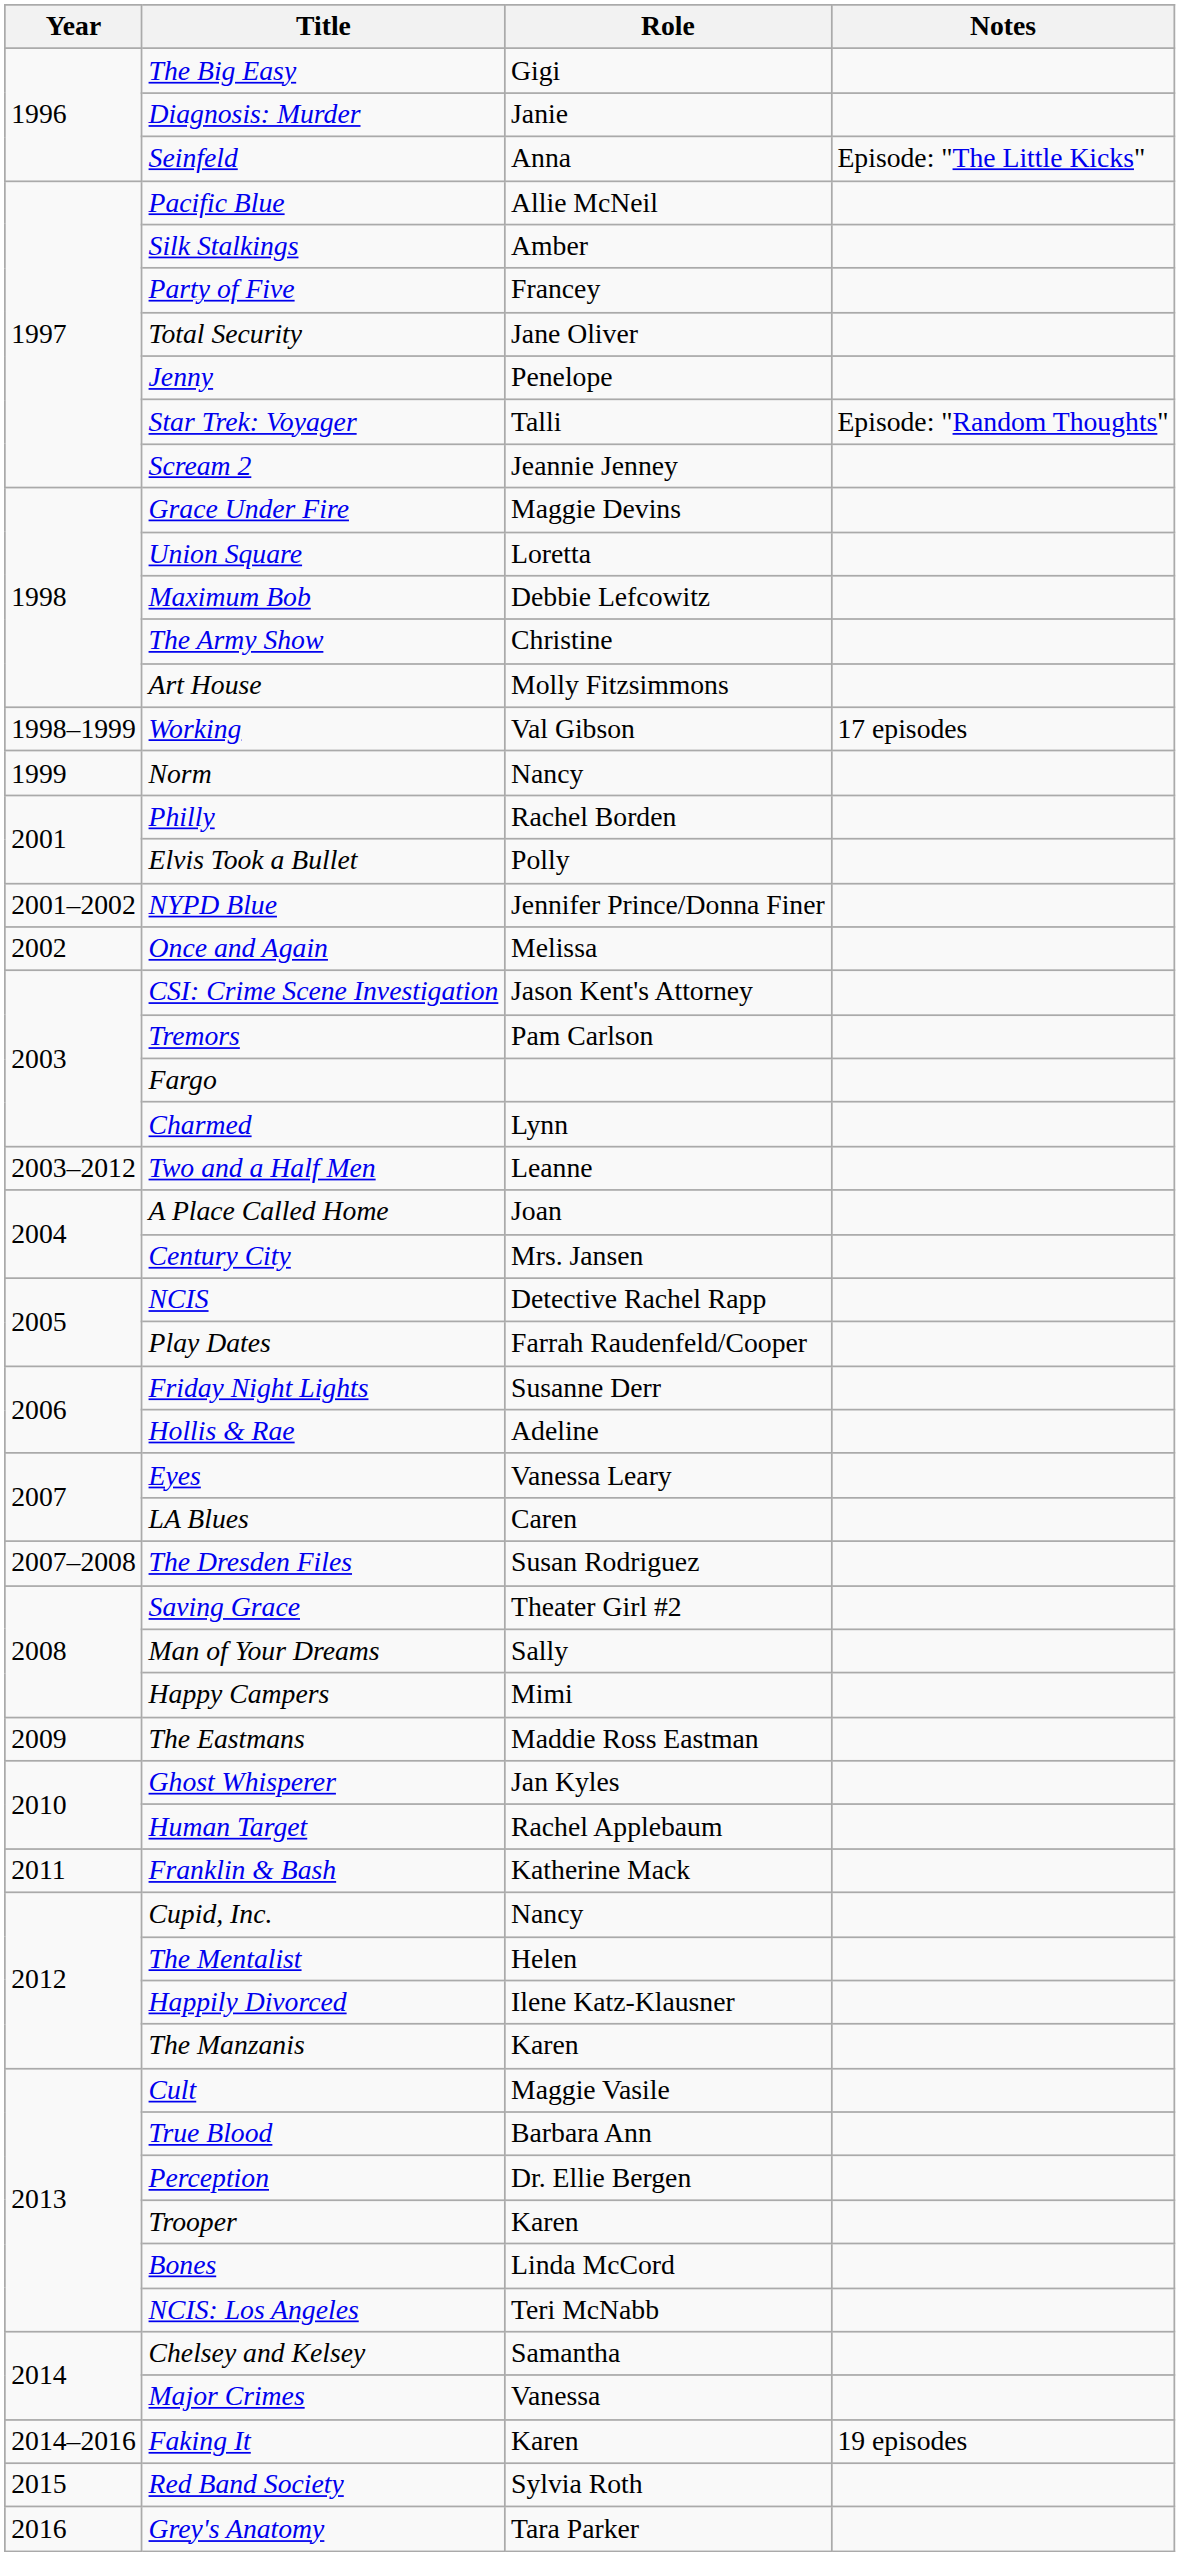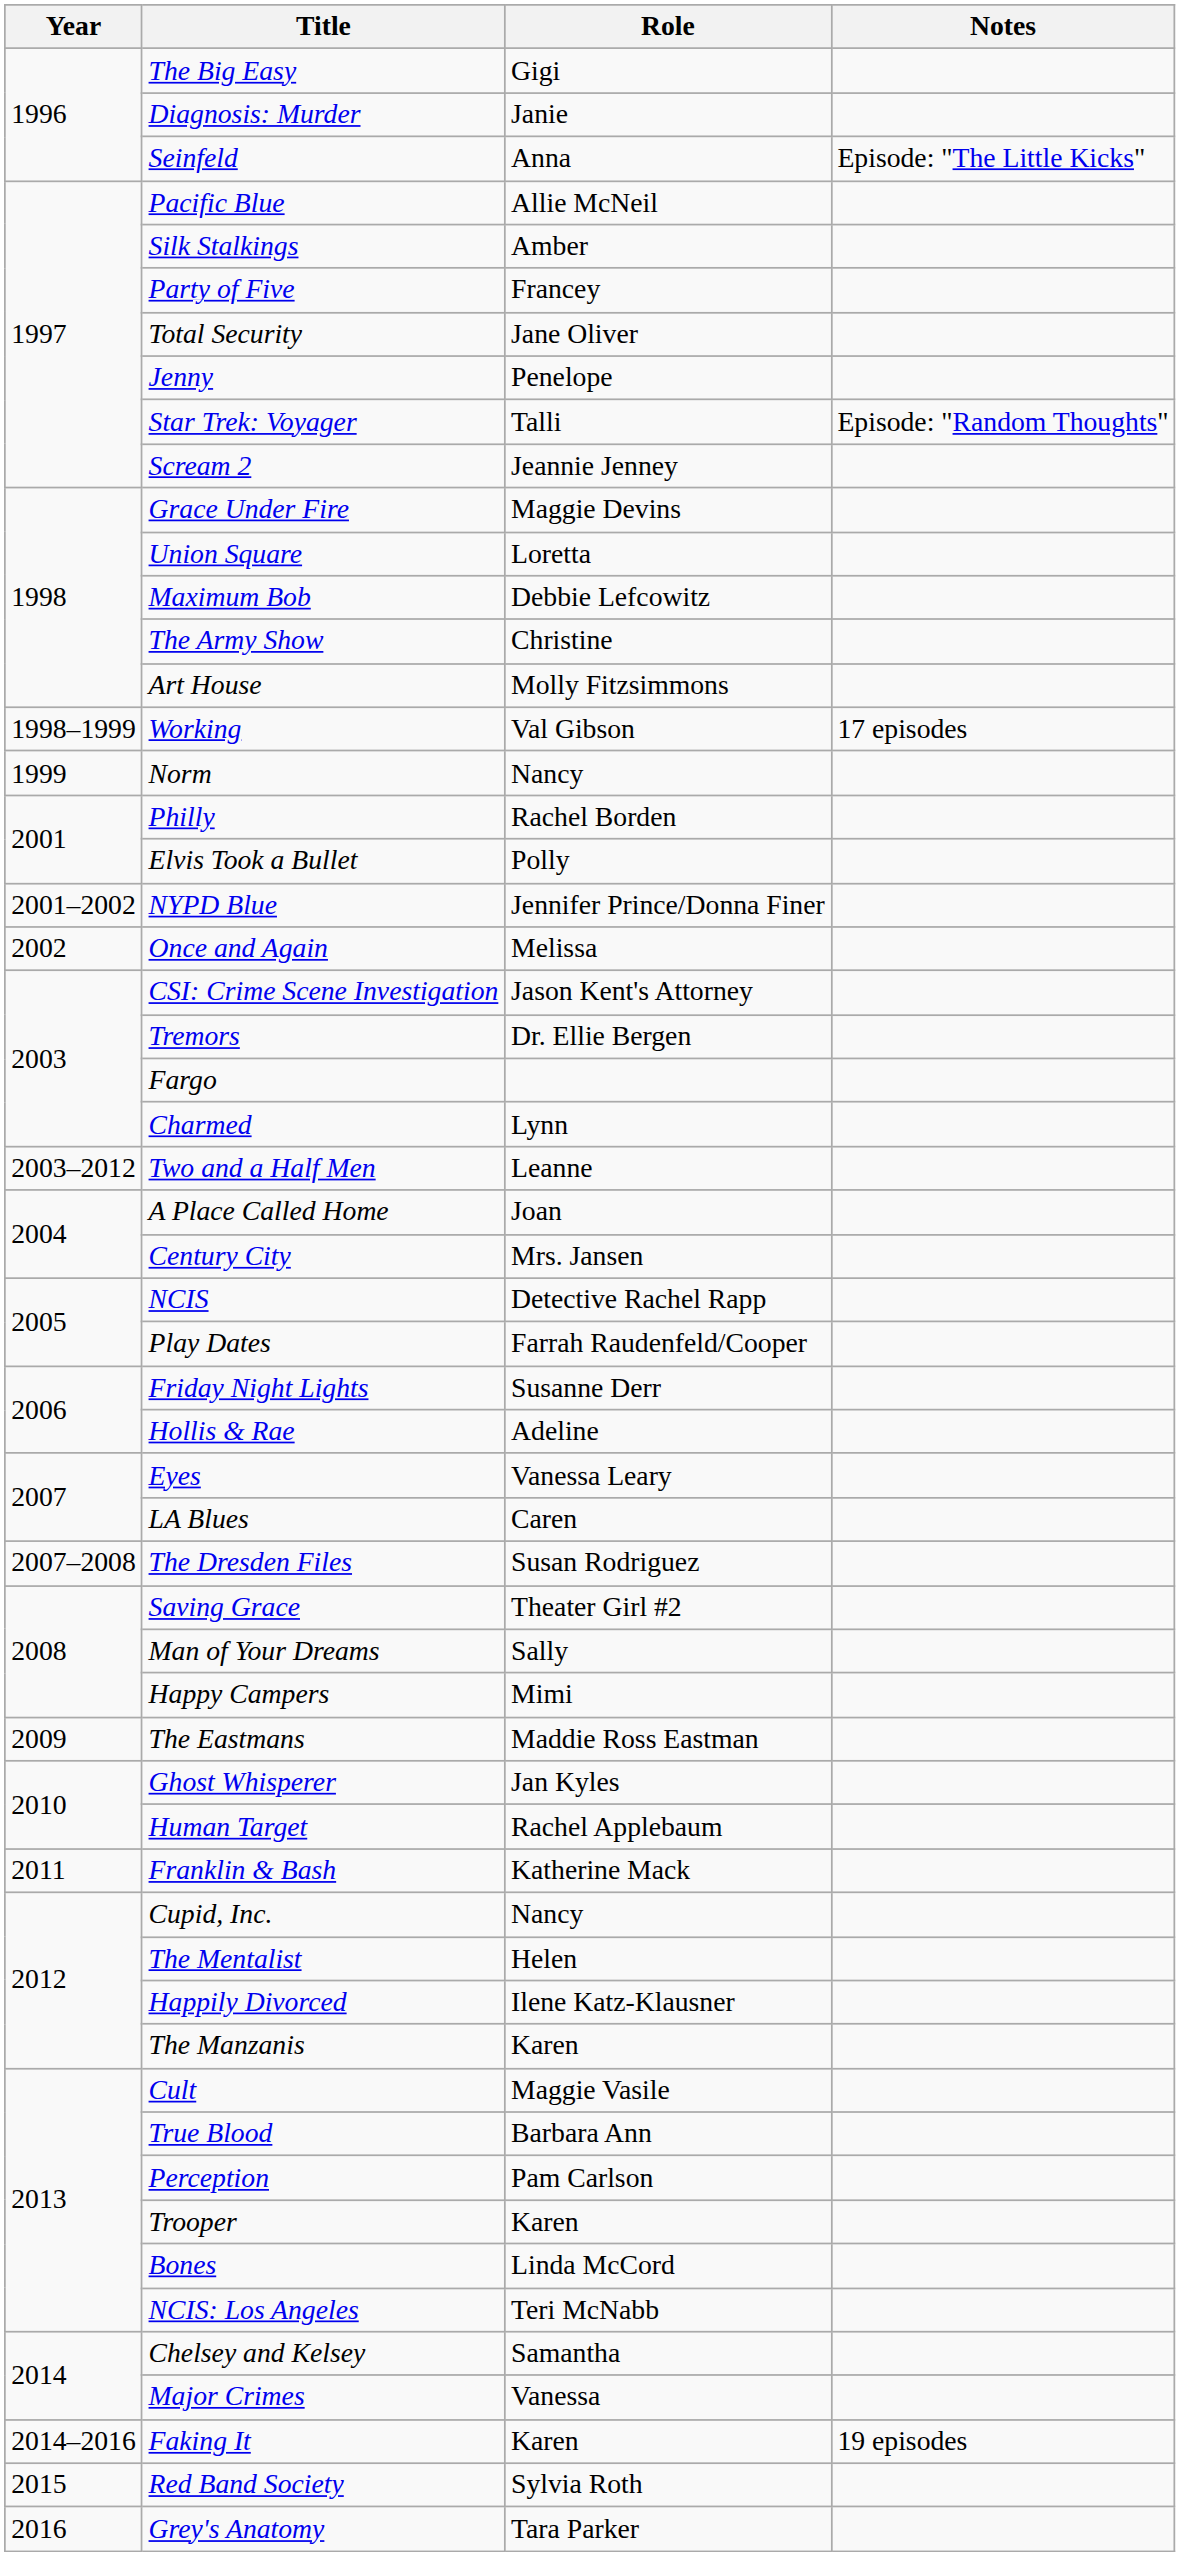(582, 1036) Pam Carlson -> (601, 1036) Dr. Ellie Bergen
(601, 2177) Dr. Ellie Bergen -> (582, 2177) Pam Carlson
